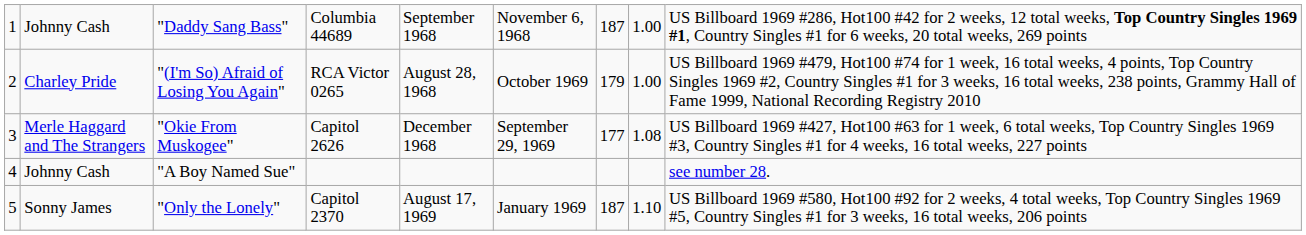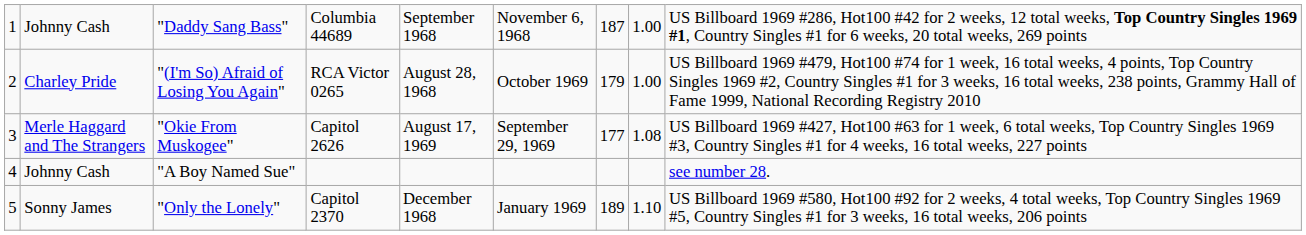(437, 135) December 1968 -> (440, 135) August 17, 1969
(440, 207) August 17, 1969 -> (437, 207) December 1968
(612, 207) 187 -> (612, 207) 189
